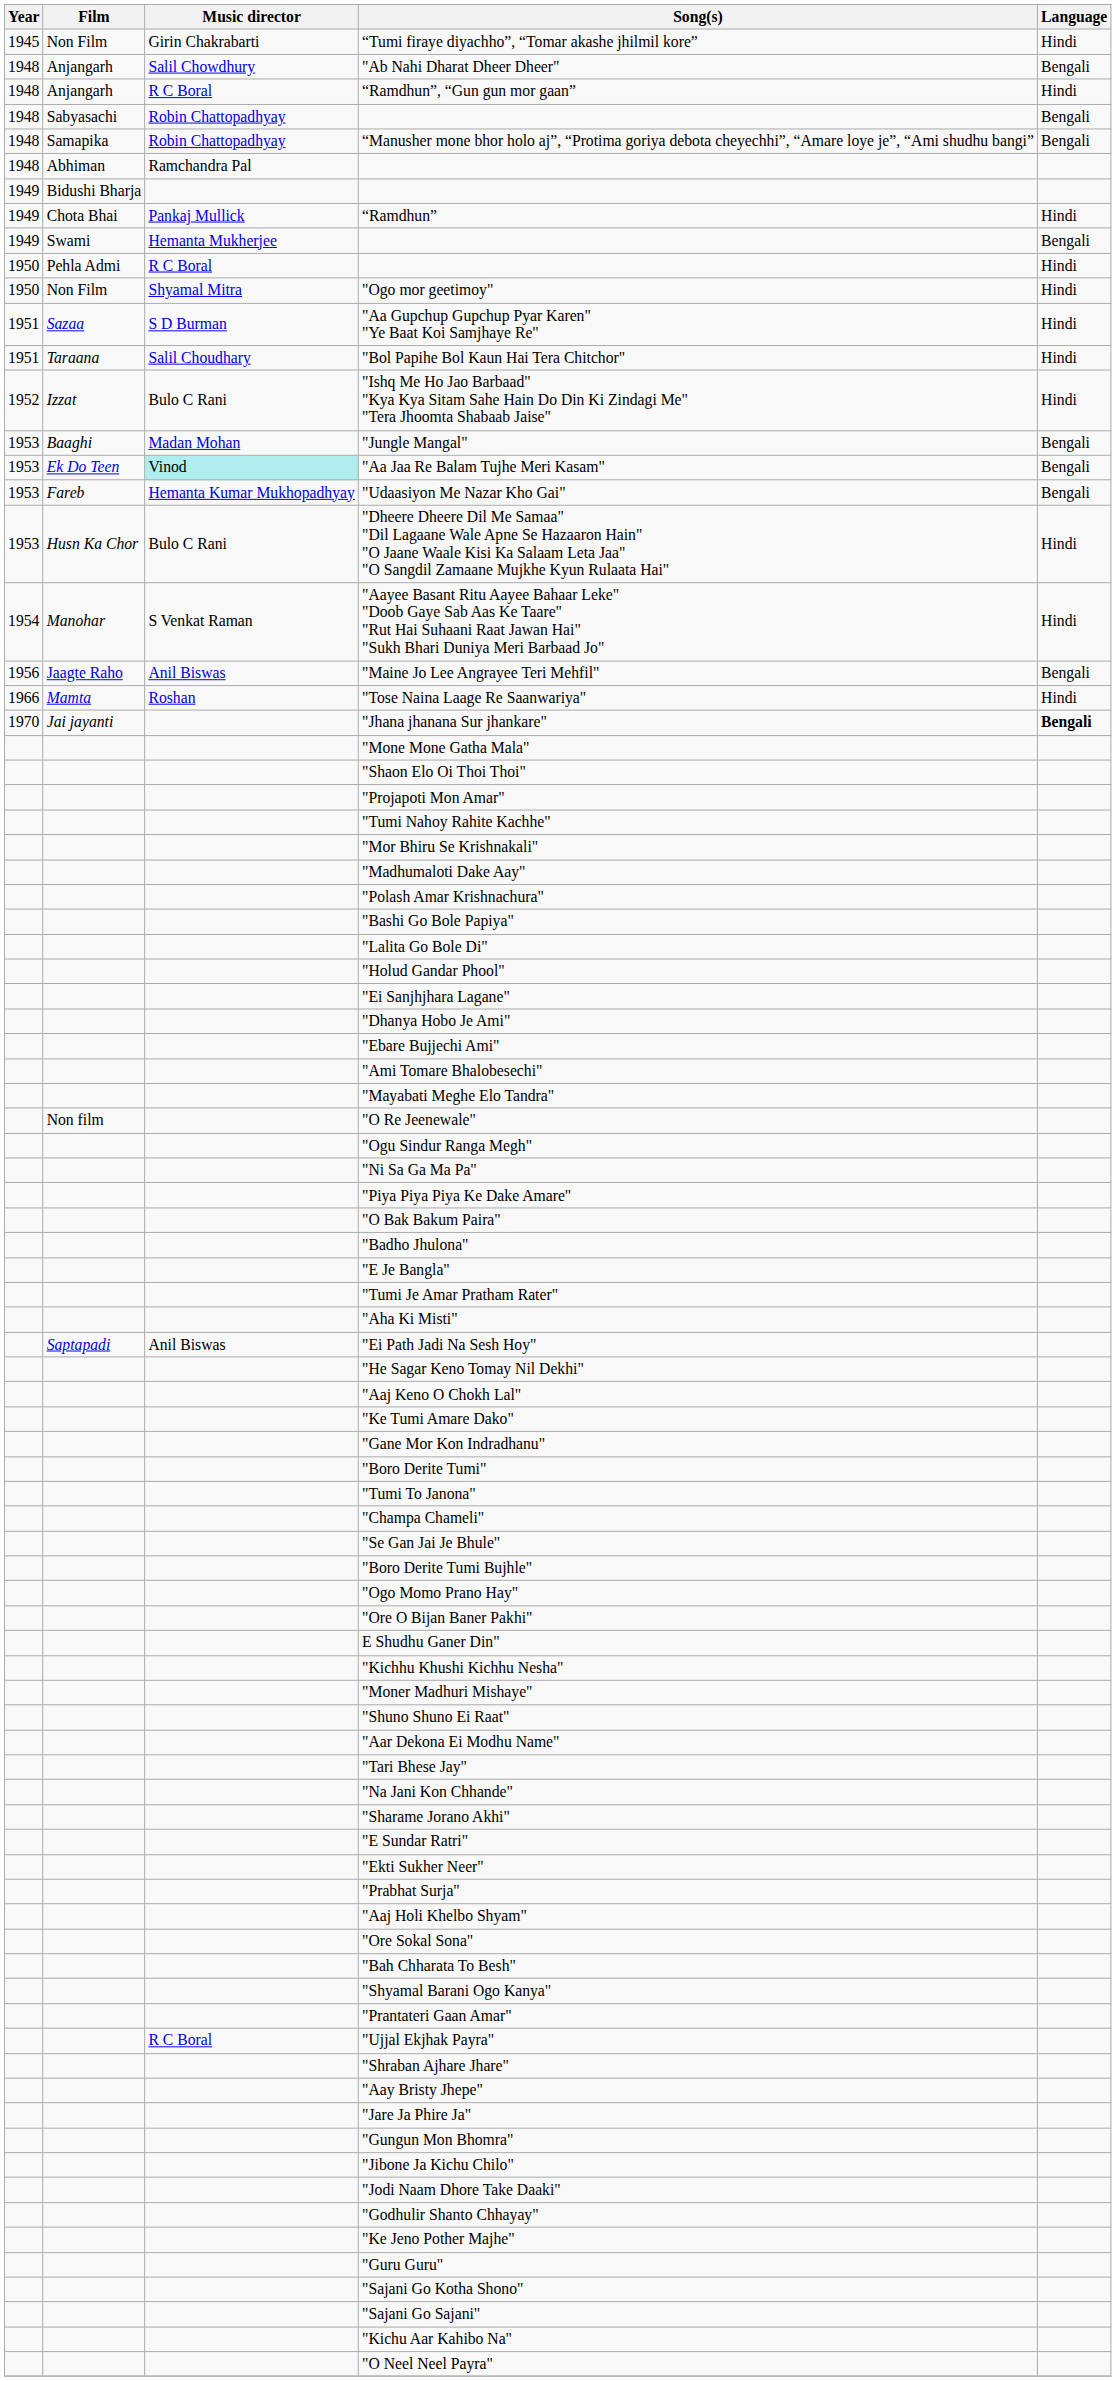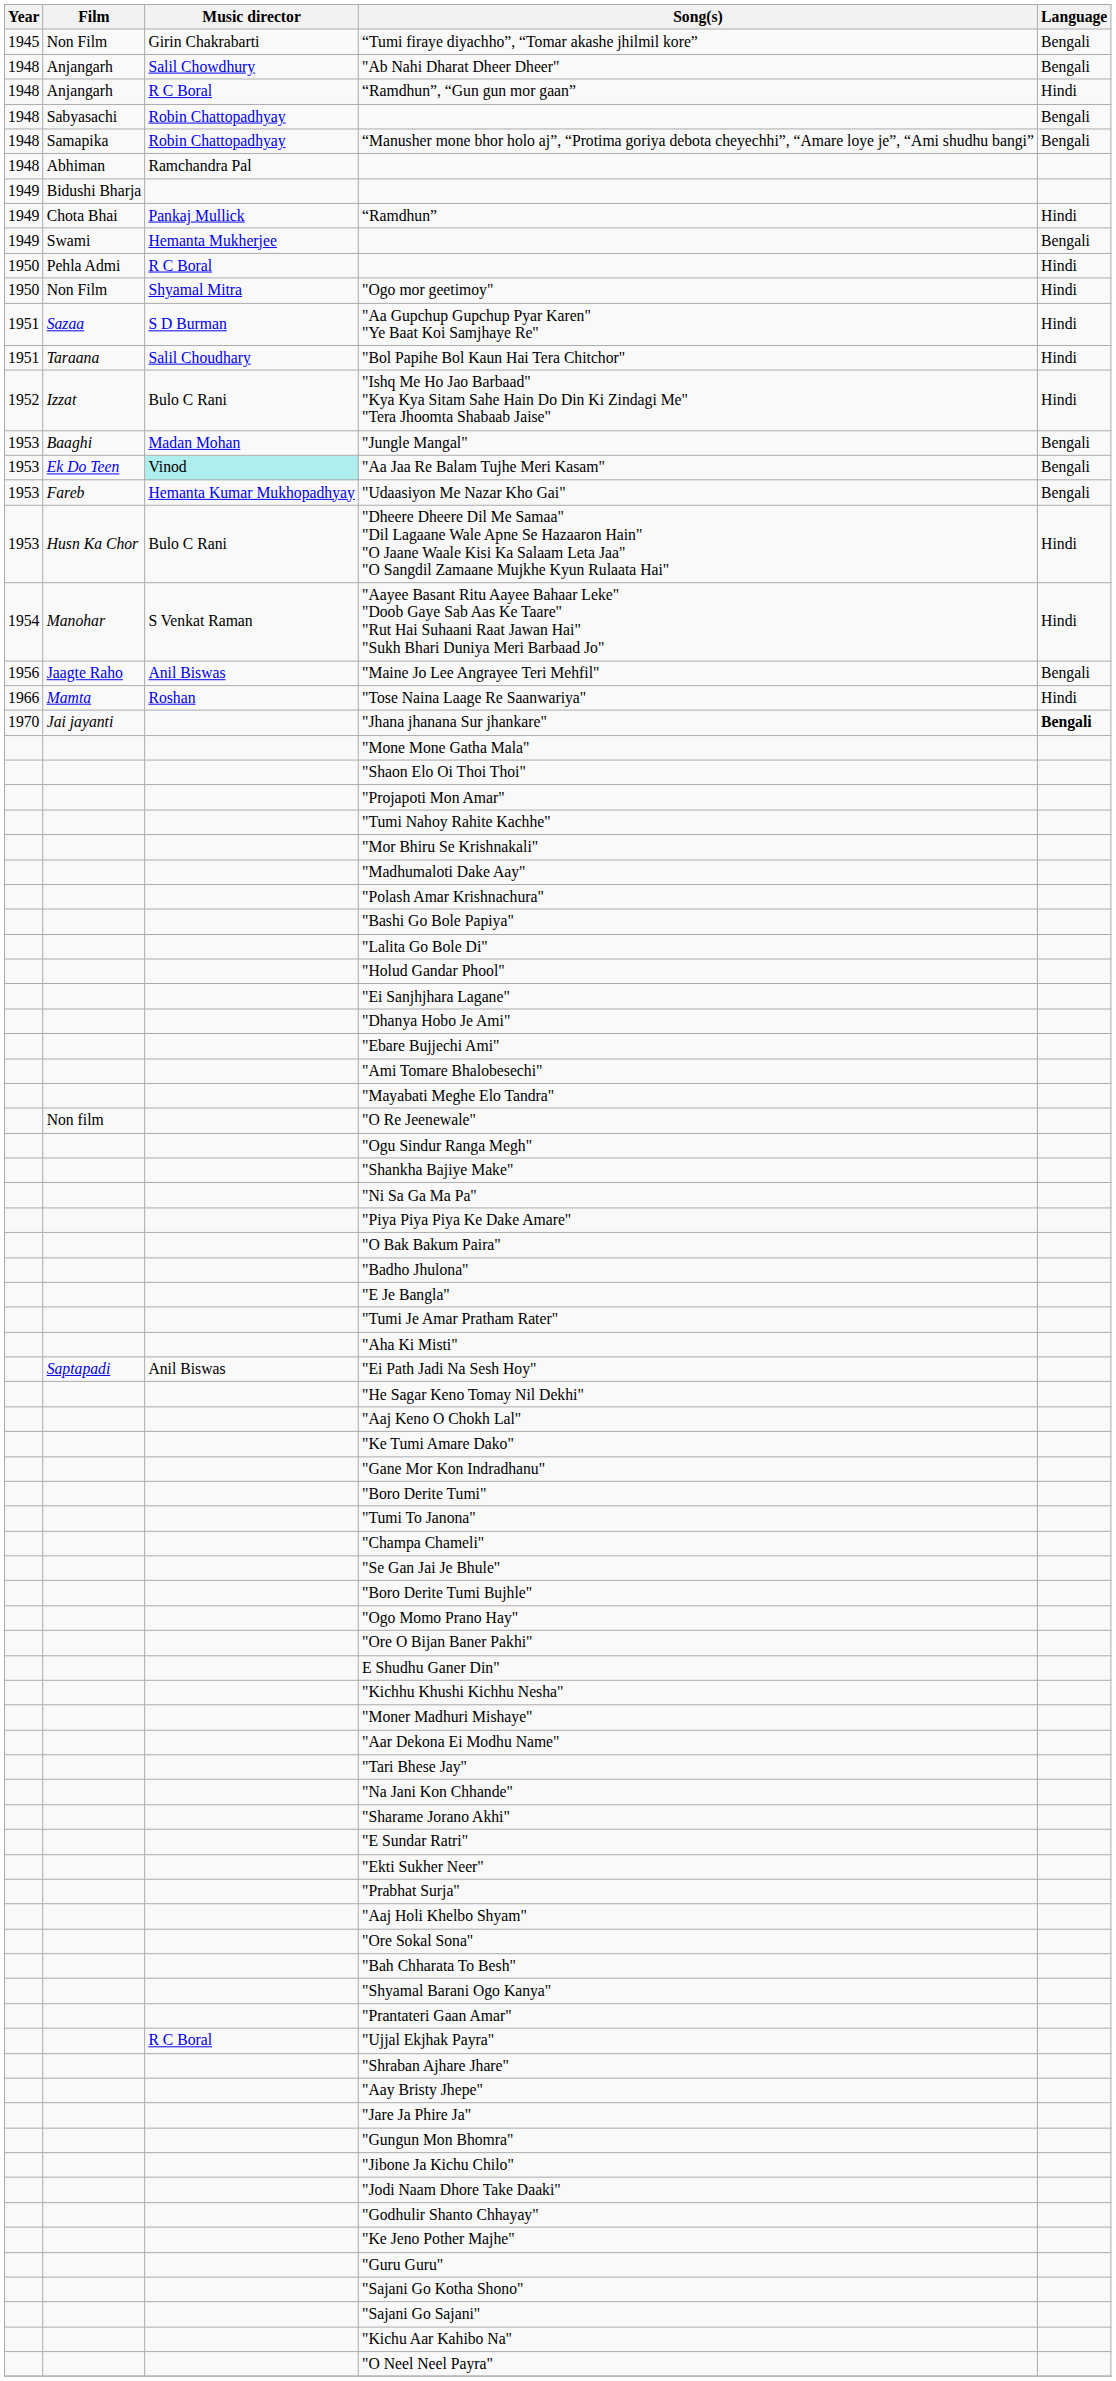(1059, 41) Hindi -> (1066, 41) Bengali
+ row: (94, 1170)
- row: (94, 1717)
